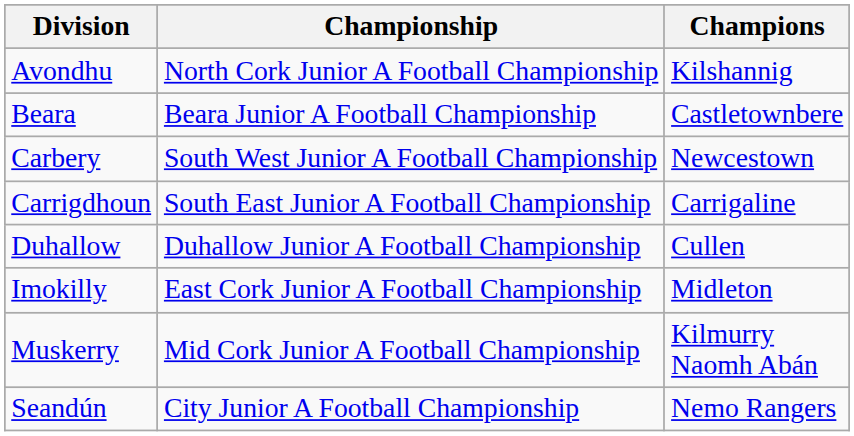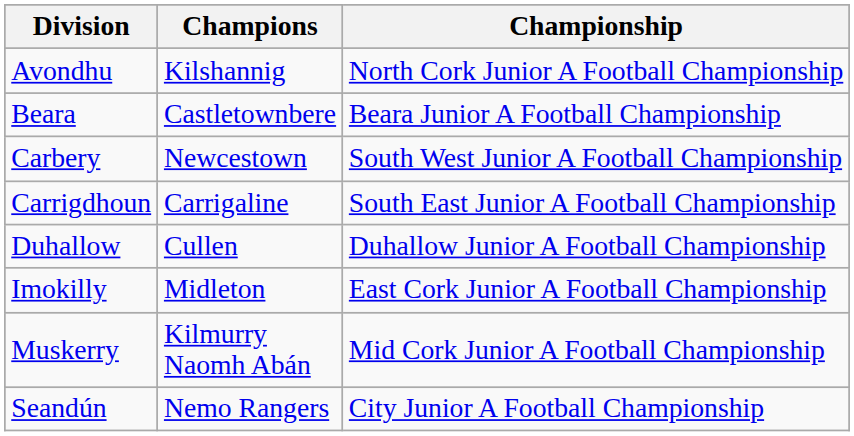columns swapped: (411, 26) <-> (757, 26)
